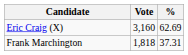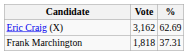(144, 27) 3,160 -> (144, 27) 3,162
